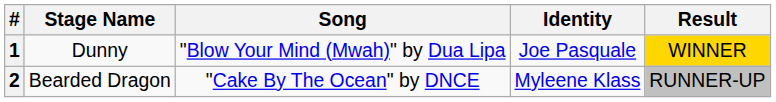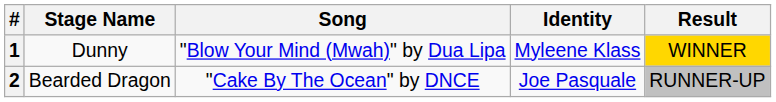(577, 50) Joe Pasquale -> (577, 50) Myleene Klass
(577, 81) Myleene Klass -> (577, 81) Joe Pasquale
